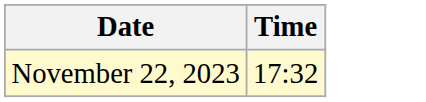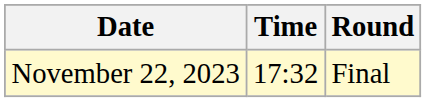+ column: (373, 27)
